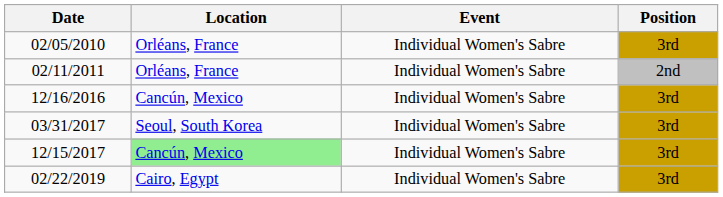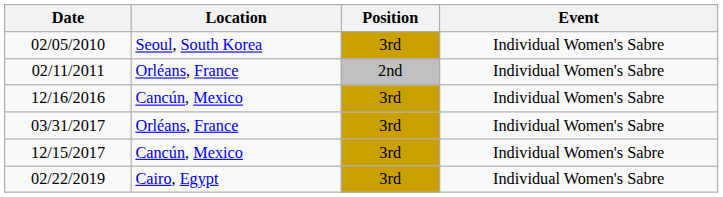columns swapped: (480, 18) <-> (668, 18)
(187, 45) Orléans, France -> (199, 45) Seoul, South Korea
(199, 125) Seoul, South Korea -> (187, 125) Orléans, France
(189, 152) lightgreen background -> (189, 152) no background
